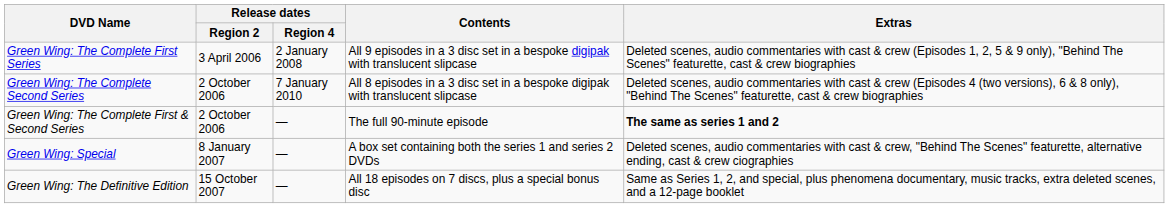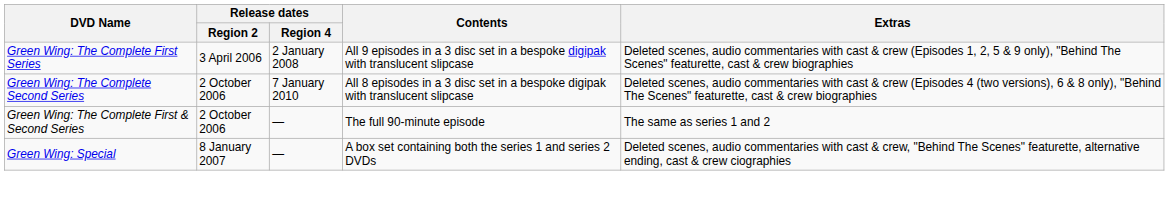(702, 122) bold -> (697, 122) normal
- row: (98, 186)
